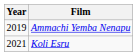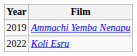(17, 43) 2021 -> (17, 43) 2022
